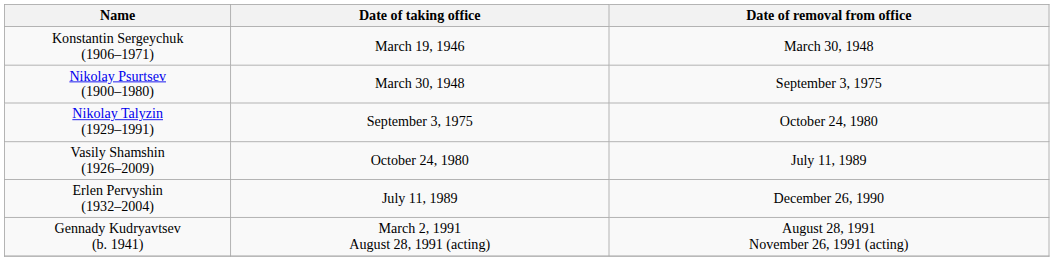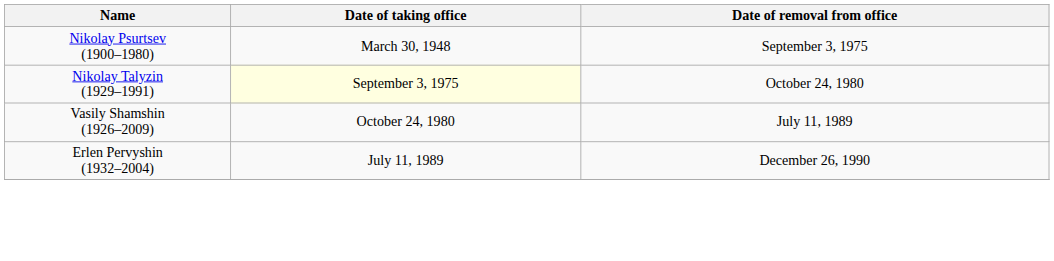- row: (118, 45)
(420, 122) no background -> (406, 84) lightyellow background
- row: (118, 236)
